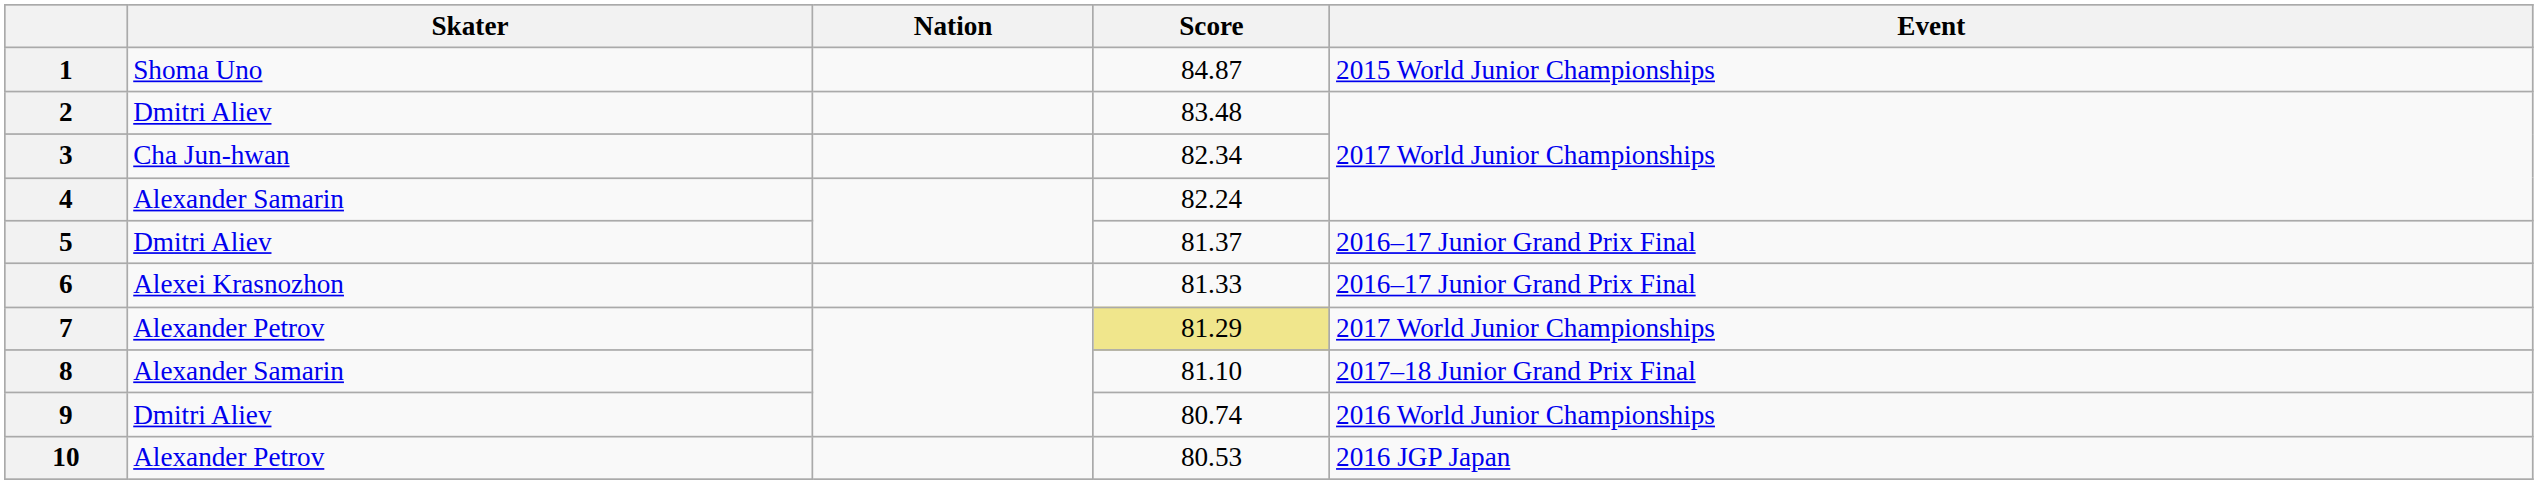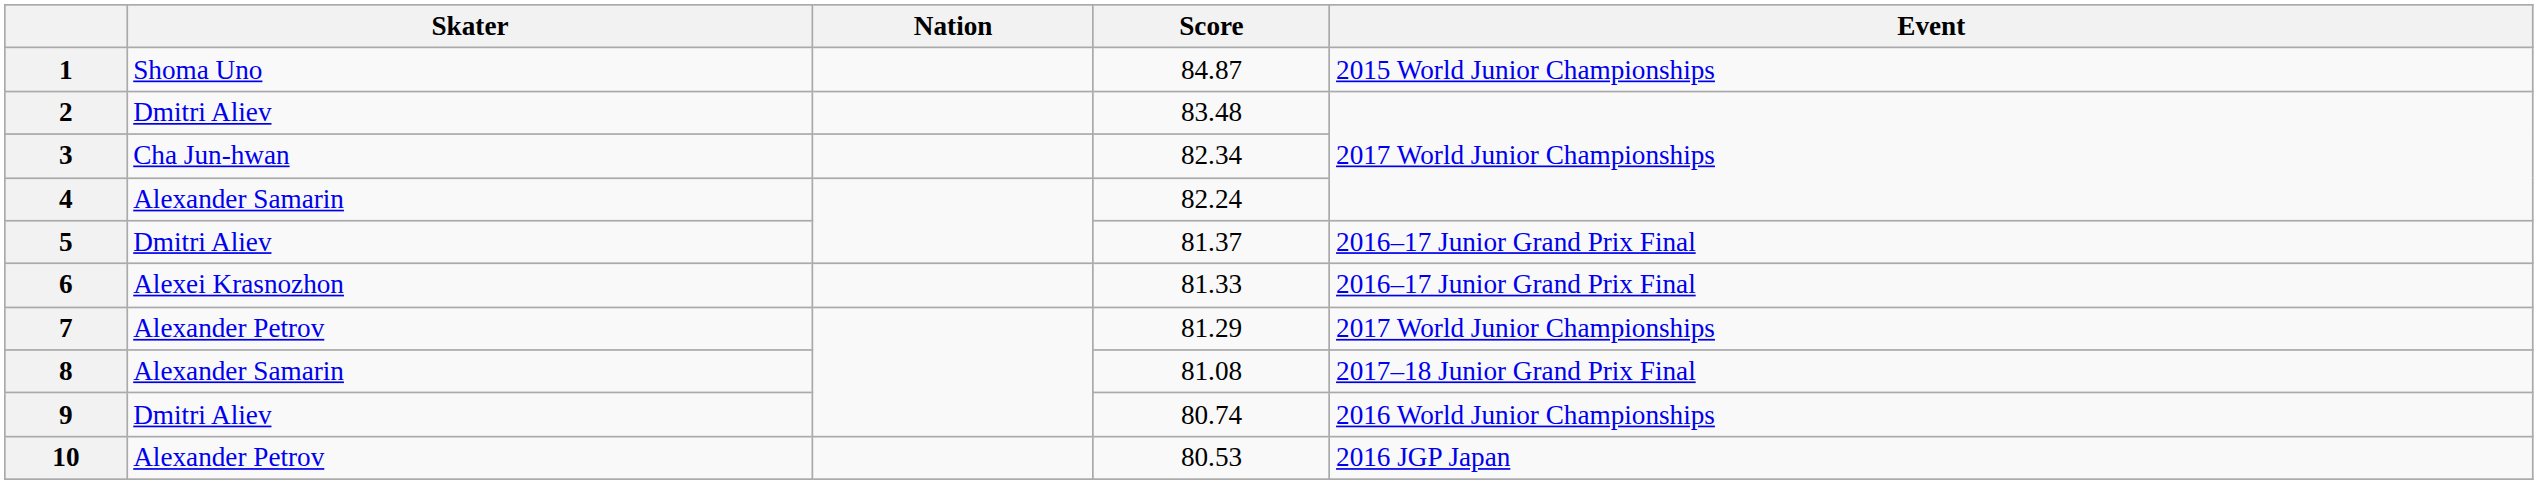(1211, 328) khaki background -> (1211, 328) no background
(1211, 371) 81.10 -> (1211, 371) 81.08
